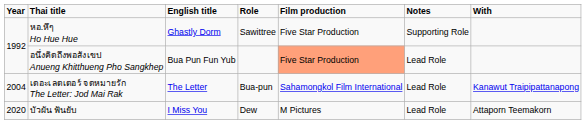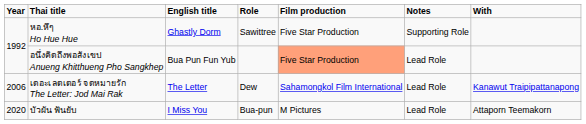(16, 87) 2004 -> (16, 87) 2006
(256, 87) Bua-pun -> (248, 87) Dew
(248, 110) Dew -> (256, 110) Bua-pun
